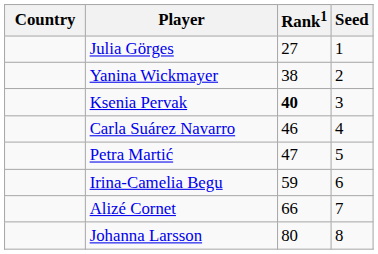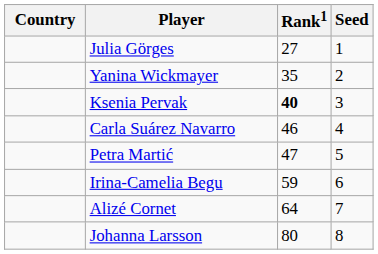(290, 75) 38 -> (290, 75) 35
(290, 208) 66 -> (290, 208) 64
